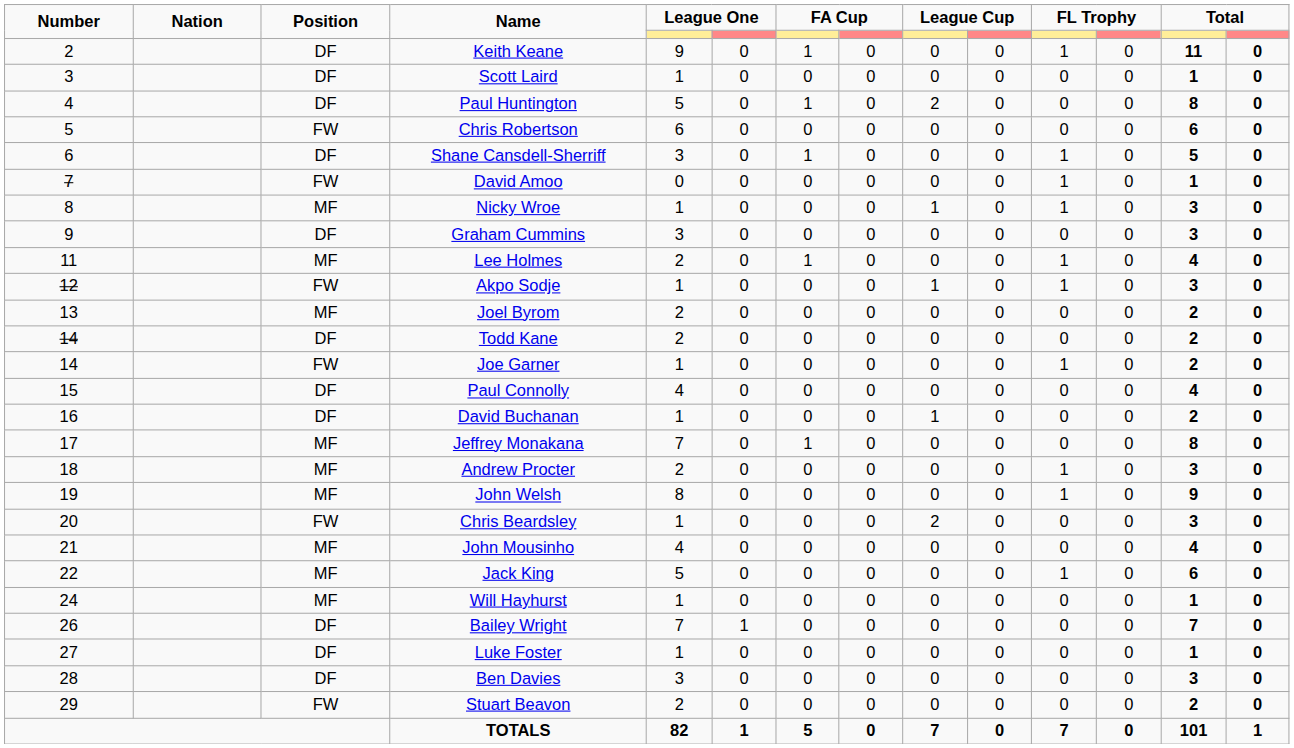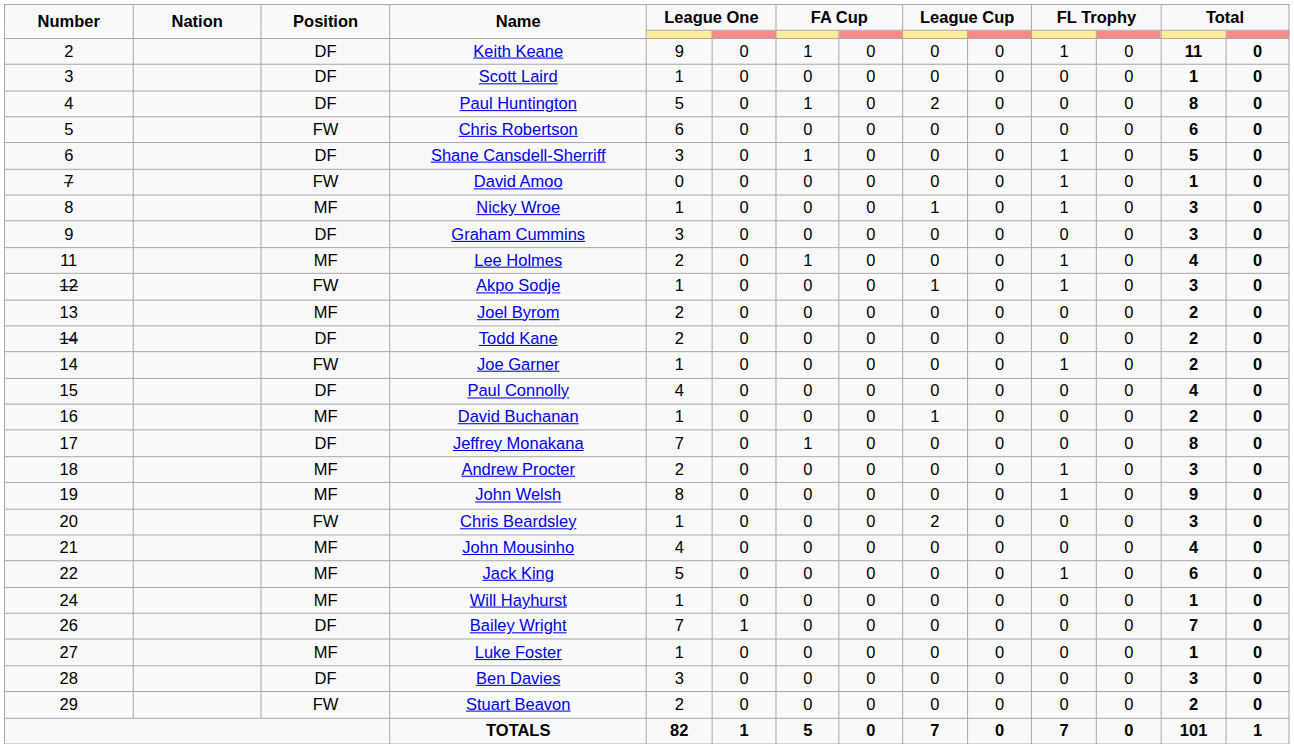(326, 417) DF -> (326, 417) MF
(326, 443) MF -> (326, 443) DF
(326, 652) DF -> (326, 652) MF
